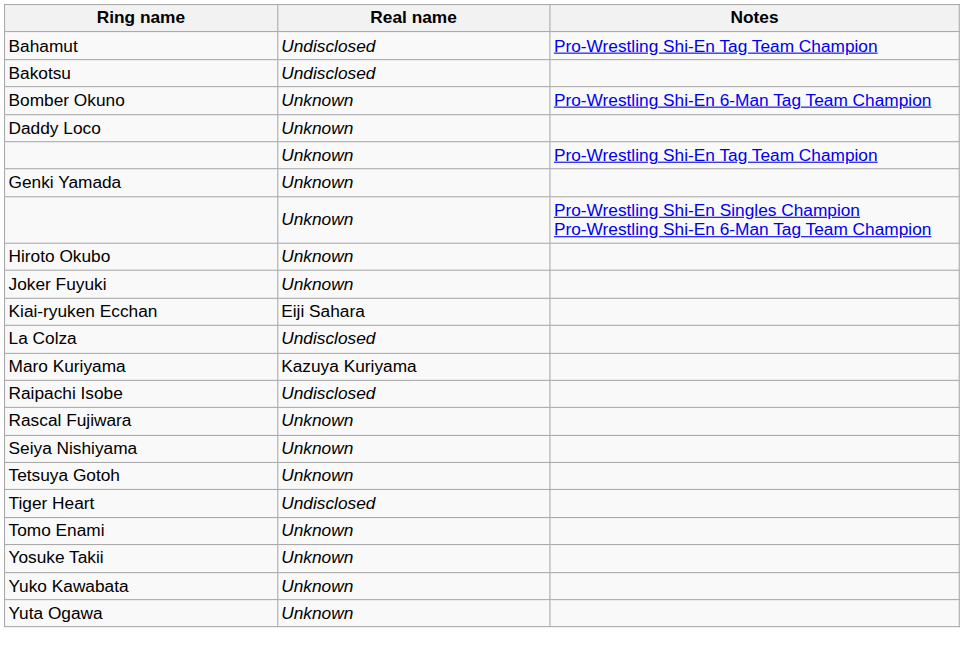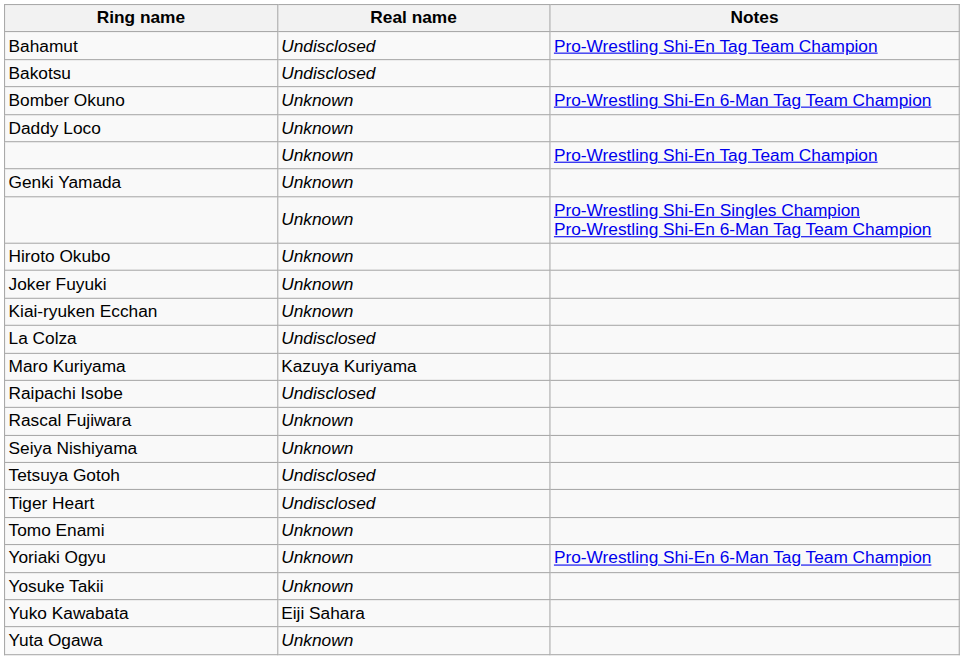(323, 311) Eiji Sahara -> (317, 311) Unknown
(317, 476) Unknown -> (328, 476) Undisclosed
+ row: (57, 558)
(317, 585) Unknown -> (323, 613) Eiji Sahara
